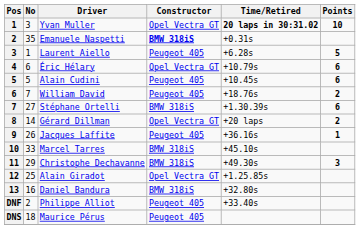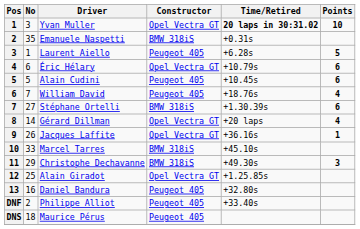(172, 39) bold -> (172, 39) normal
(337, 94) 2 -> (337, 94) 4
(337, 121) 2 -> (337, 121) 4
(177, 135) Peugeot 405 -> (184, 135) Opel Vectra GT
(172, 190) BMW 318iS -> (177, 190) Peugeot 405
